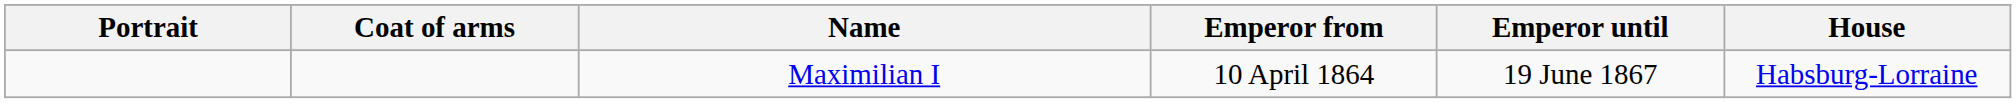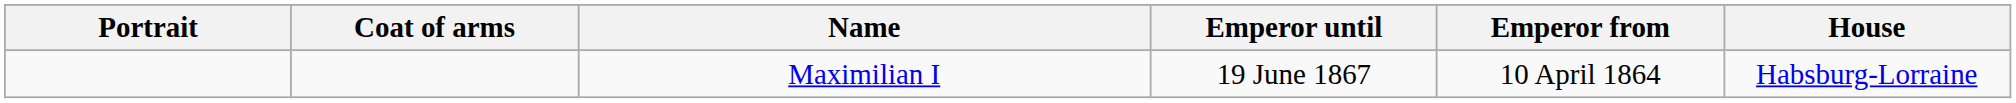columns swapped: (1294, 27) <-> (1580, 27)
